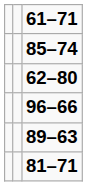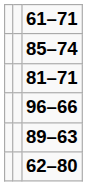rows swapped: (52, 166) <-> (52, 78)
